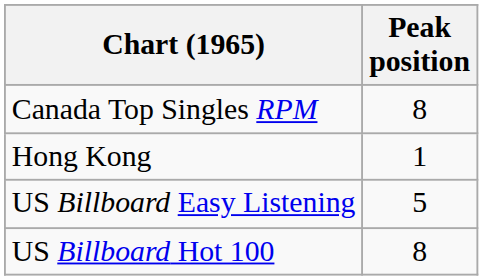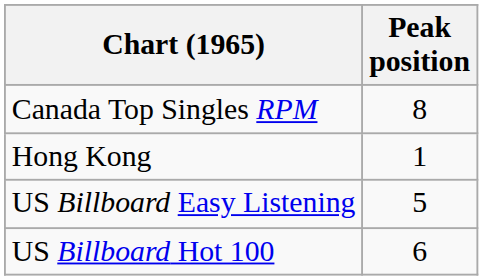(420, 250) 8 -> (420, 250) 6
